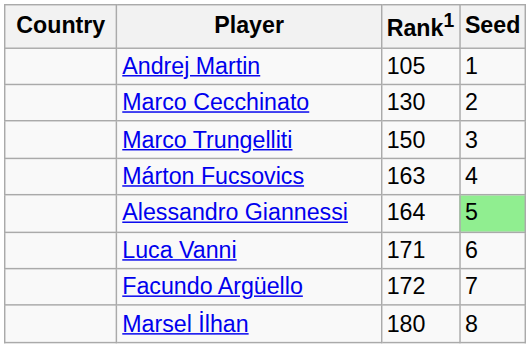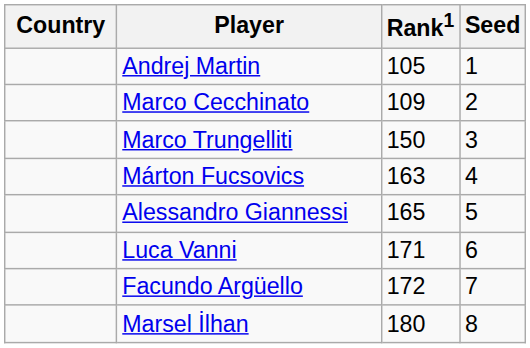(406, 102) 130 -> (406, 102) 109
(406, 213) 164 -> (406, 213) 165
(471, 213) lightgreen background -> (471, 213) no background
